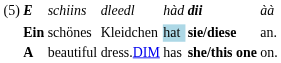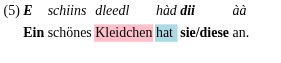(129, 33) no background -> (124, 33) pink background
- row: (72, 52)
